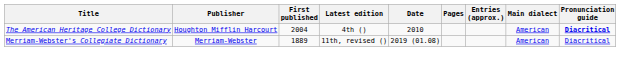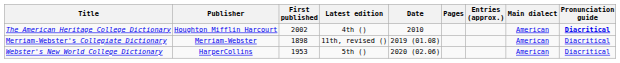(299, 30) 2004 -> (299, 30) 2002
(299, 41) 1889 -> (299, 41) 1898
+ row: (84, 52)
